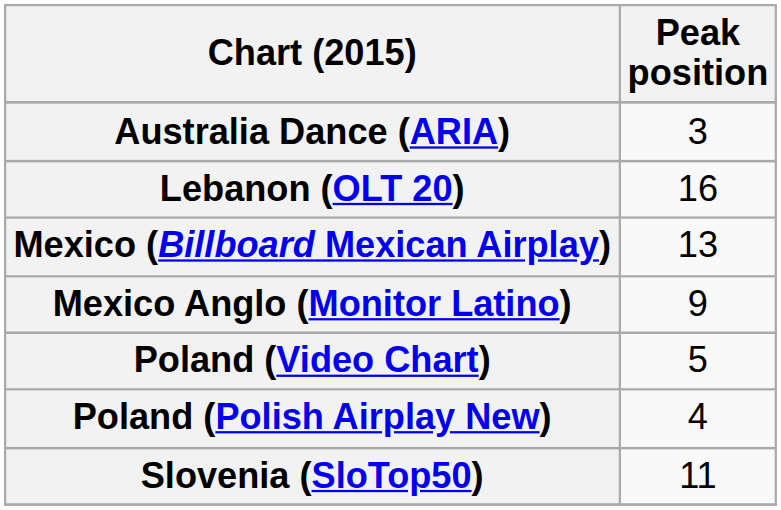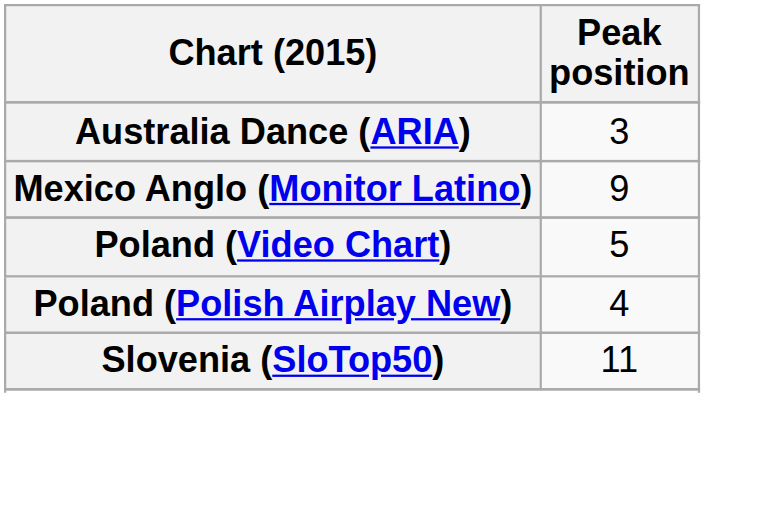- row: (312, 188)
- row: (312, 245)
